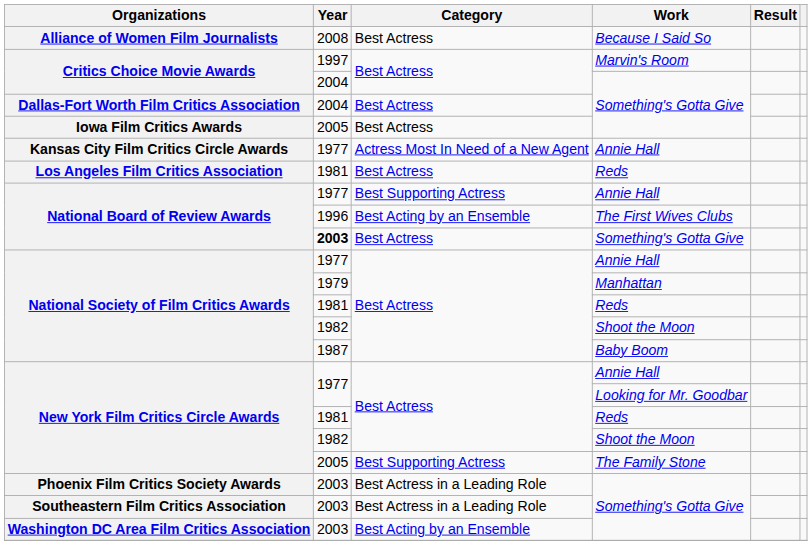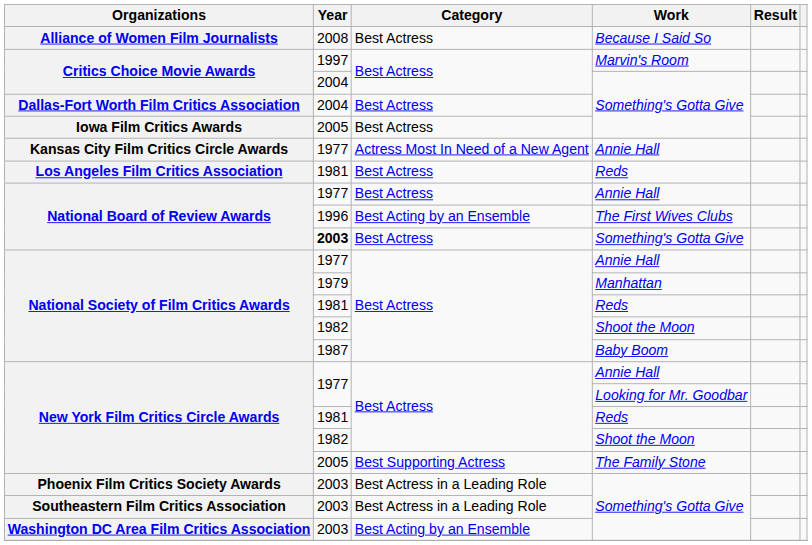(430, 194) Best Supporting Actress -> (394, 194) Best Actress
